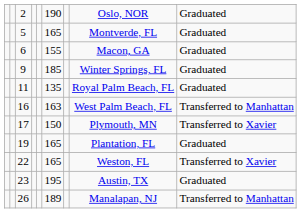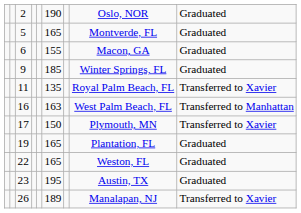(203, 88) Graduated -> (228, 88) Transferred to Xavier
(228, 162) Transferred to Xavier -> (203, 162) Graduated
(237, 199) Transferred to Manhattan -> (228, 199) Transferred to Xavier
